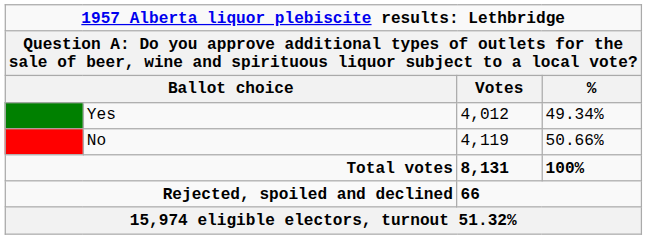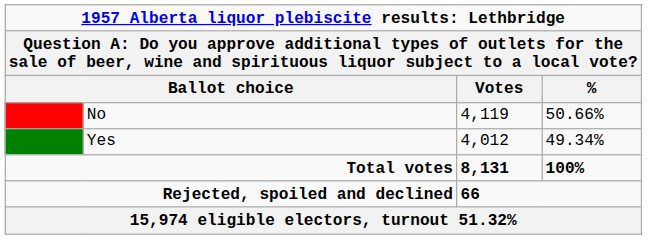rows swapped: (96, 142) <-> (101, 115)
